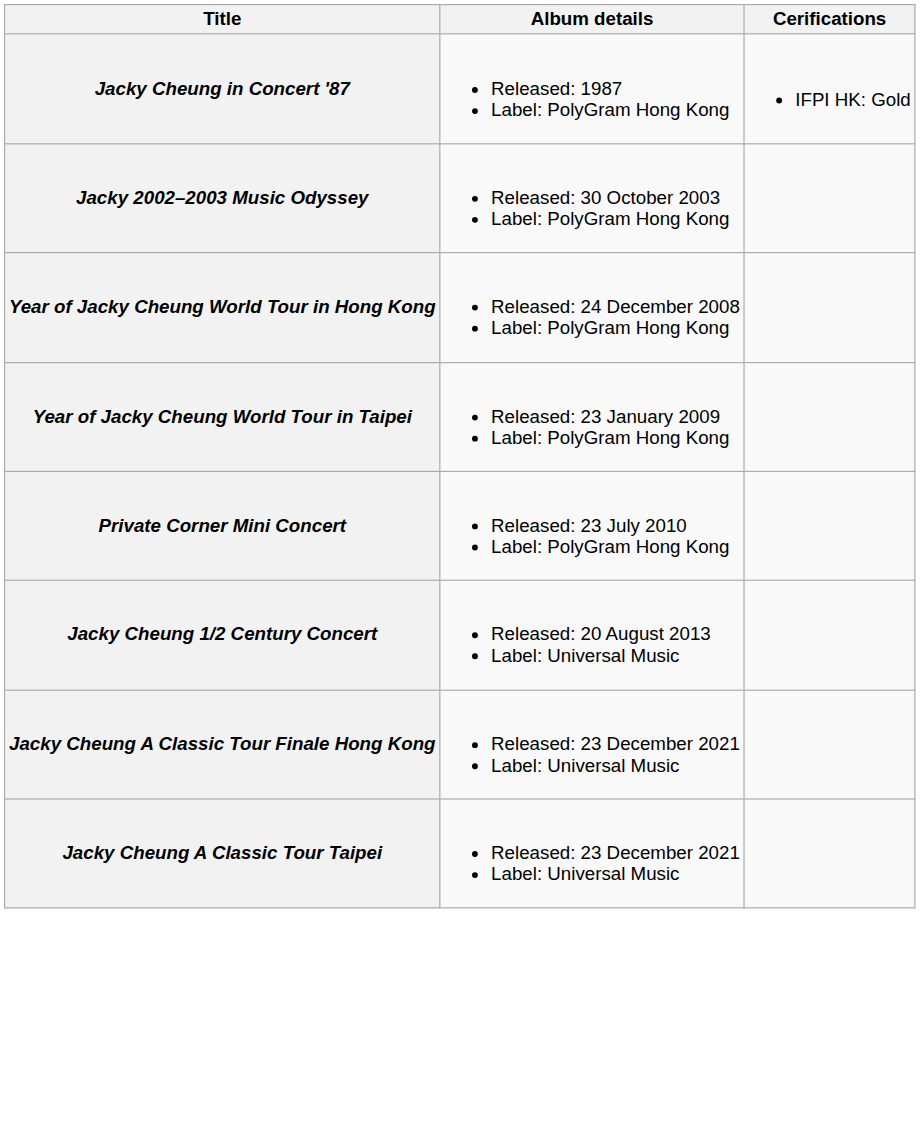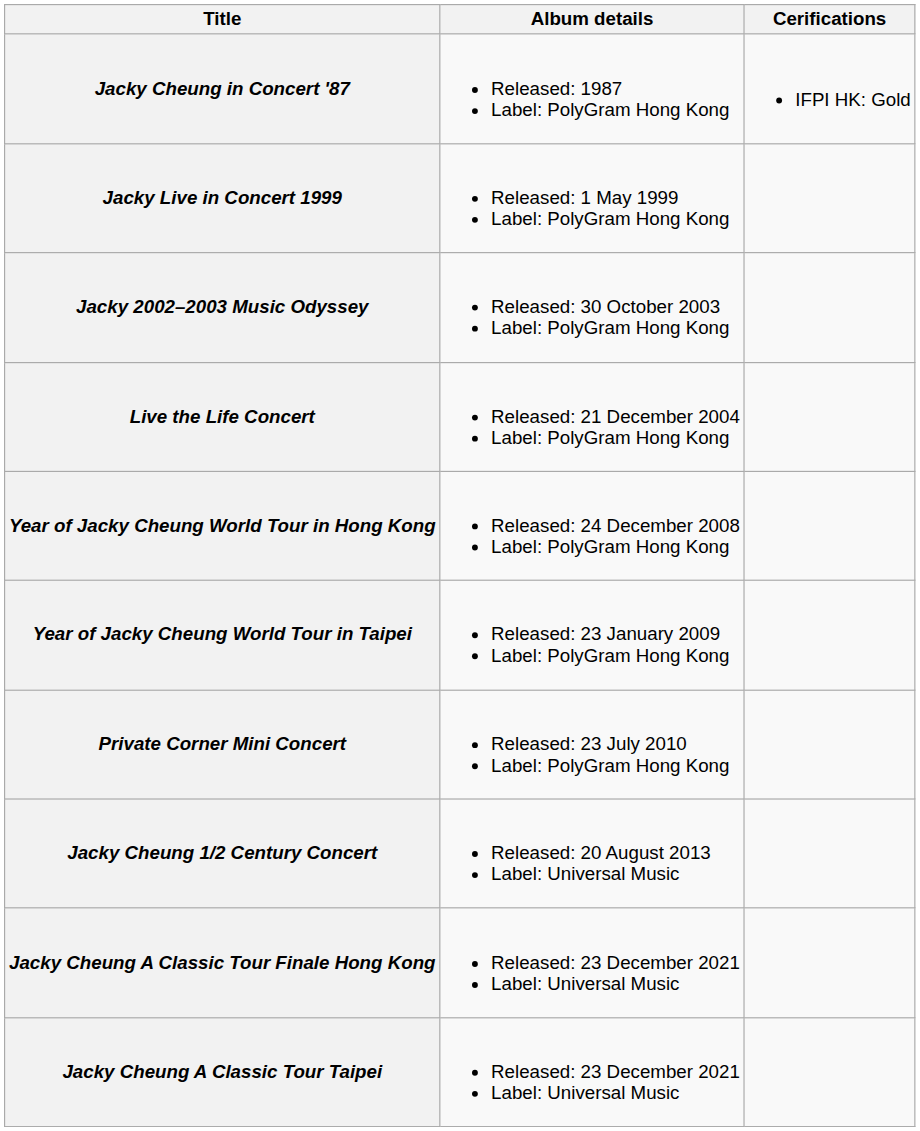+ row: (222, 198)
+ row: (222, 416)
